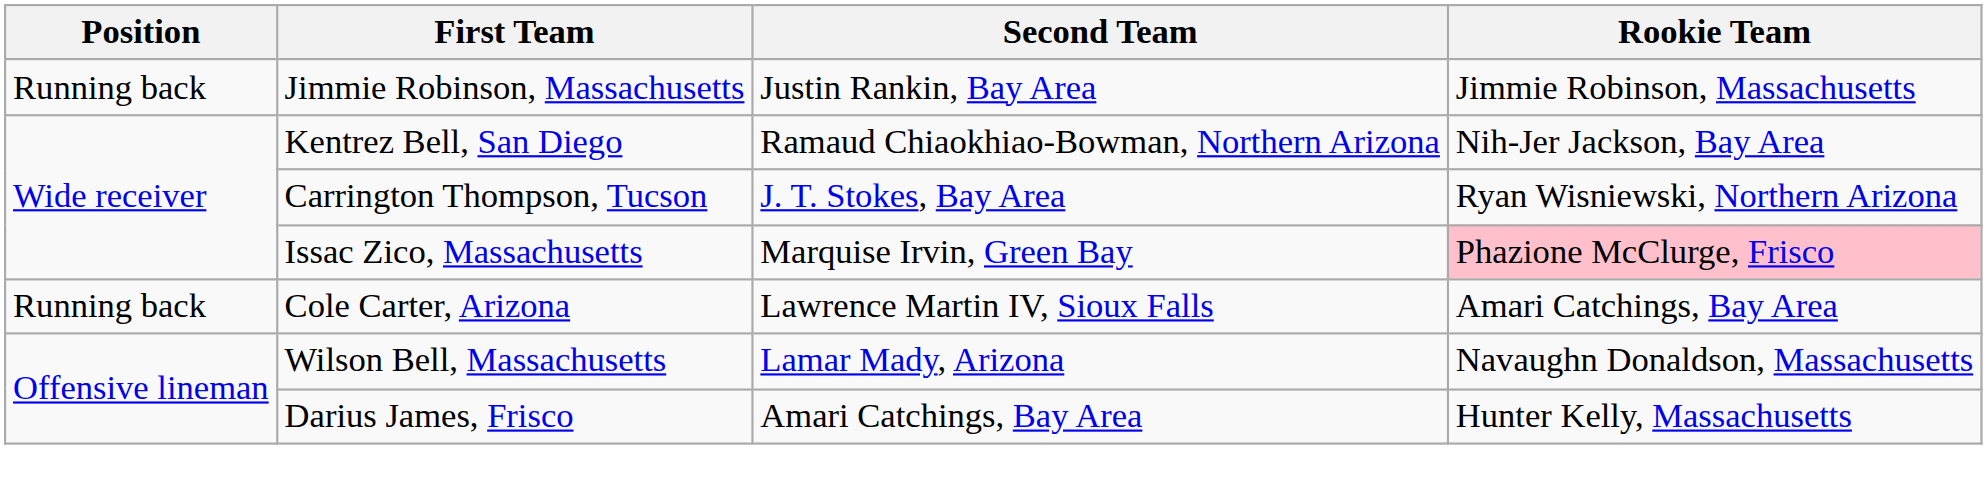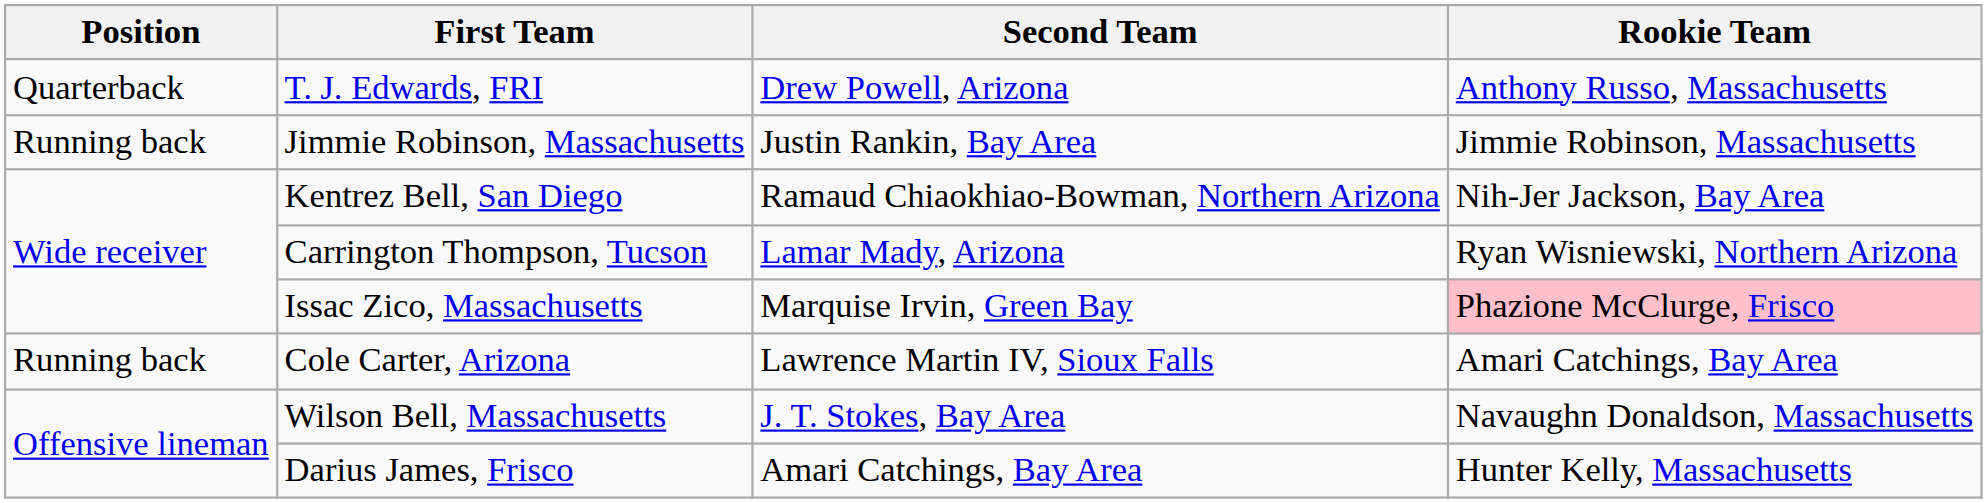+ row: (414, 86)
(913, 196) J. T. Stokes, Bay Area -> (912, 251) Lamar Mady, Arizona
(912, 360) Lamar Mady, Arizona -> (913, 415) J. T. Stokes, Bay Area
